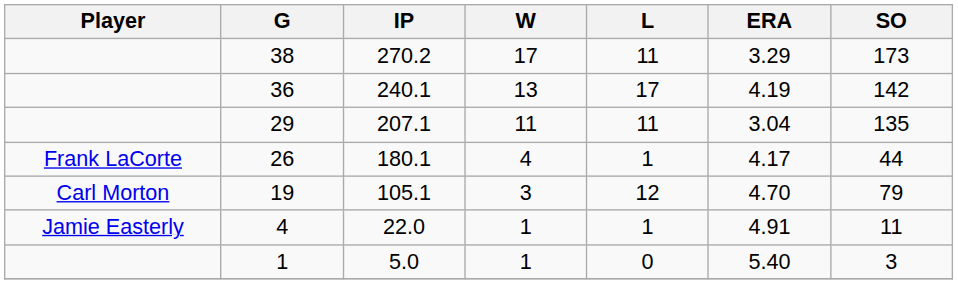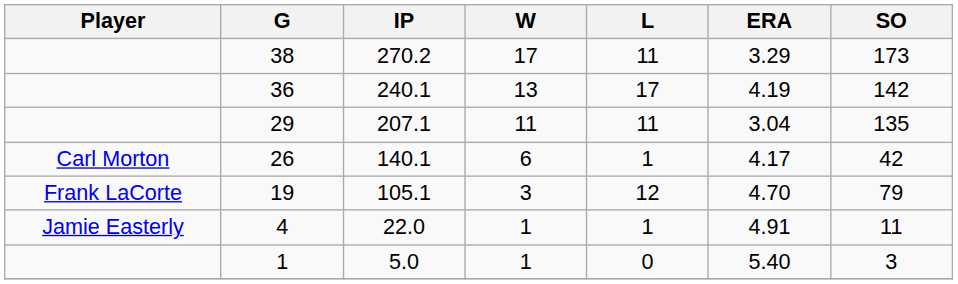(113, 158) Frank LaCorte -> (113, 158) Carl Morton
(404, 158) 180.1 -> (404, 158) 140.1
(526, 158) 4 -> (526, 158) 6
(891, 158) 44 -> (891, 158) 42
(113, 192) Carl Morton -> (113, 192) Frank LaCorte
